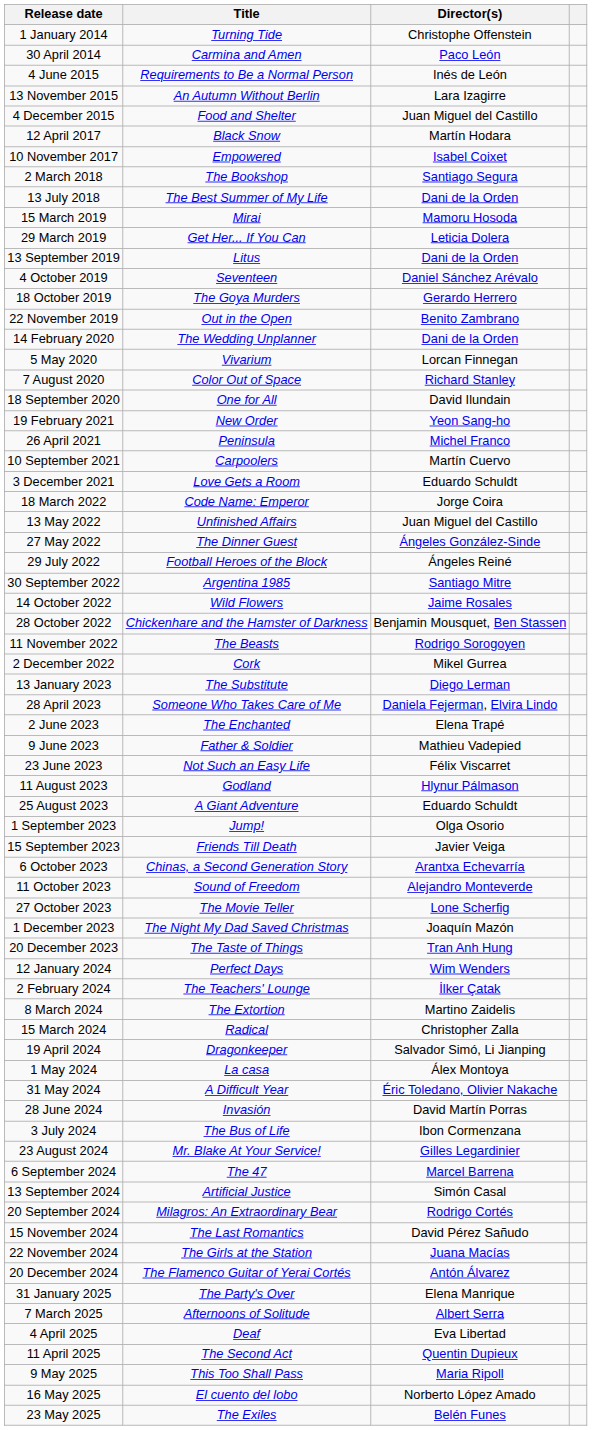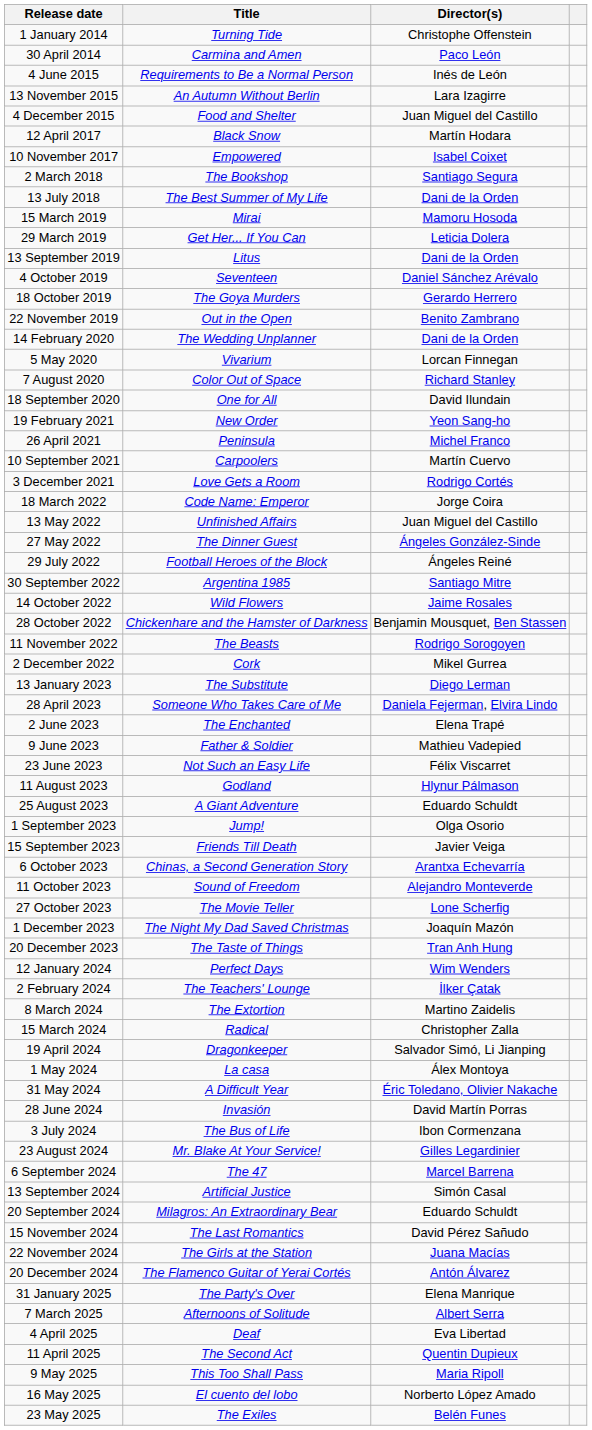(470, 481) Eduardo Schuldt -> (470, 481) Rodrigo Cortés
(470, 1212) Rodrigo Cortés -> (470, 1212) Eduardo Schuldt
